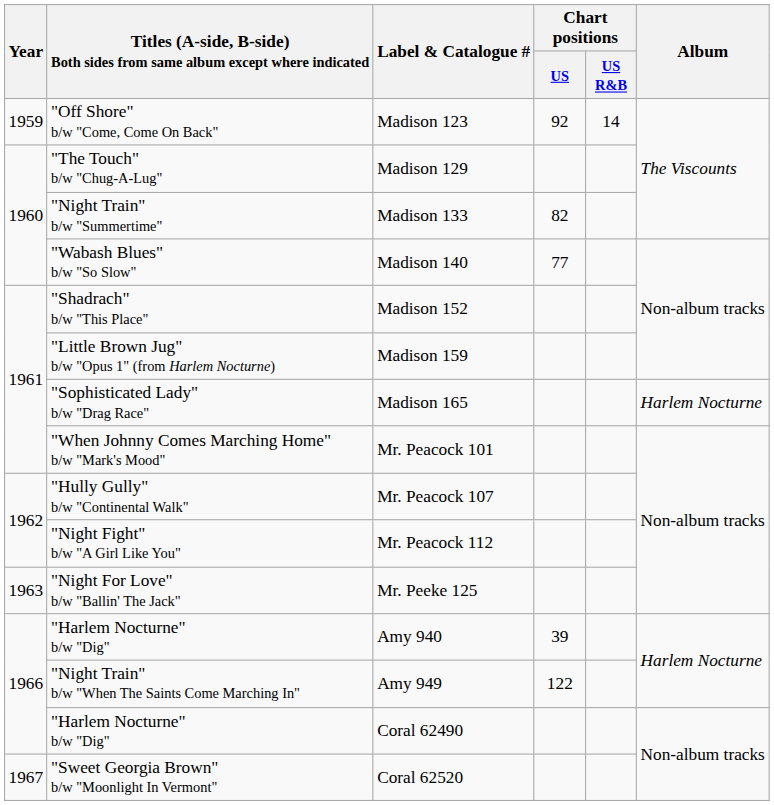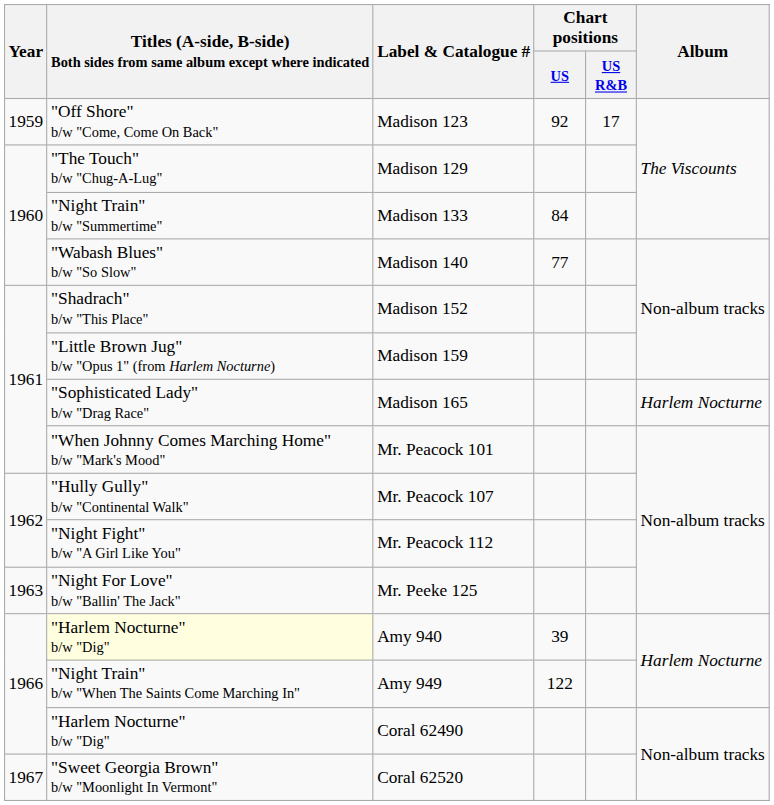(611, 121) 14 -> (611, 121) 17
(560, 215) 82 -> (560, 215) 84
(118, 636) no background -> (118, 636) lightyellow background
